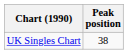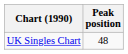(103, 40) 38 -> (103, 40) 48
